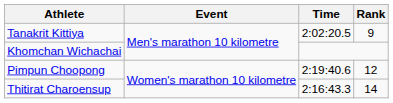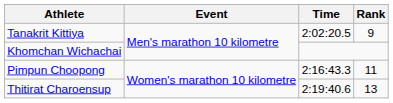(326, 70) 2:19:40.6 -> (326, 70) 2:16:43.3
(371, 70) 12 -> (371, 70) 11
(326, 89) 2:16:43.3 -> (326, 89) 2:19:40.6
(371, 89) 14 -> (371, 89) 13
